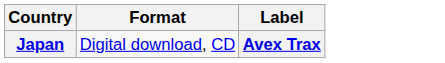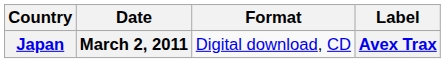+ column: (134, 17)
